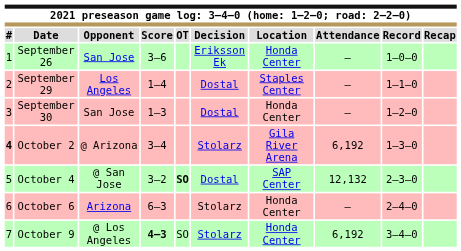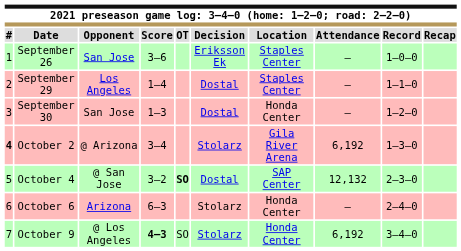(282, 56) Honda Center -> (282, 56) Staples Center
